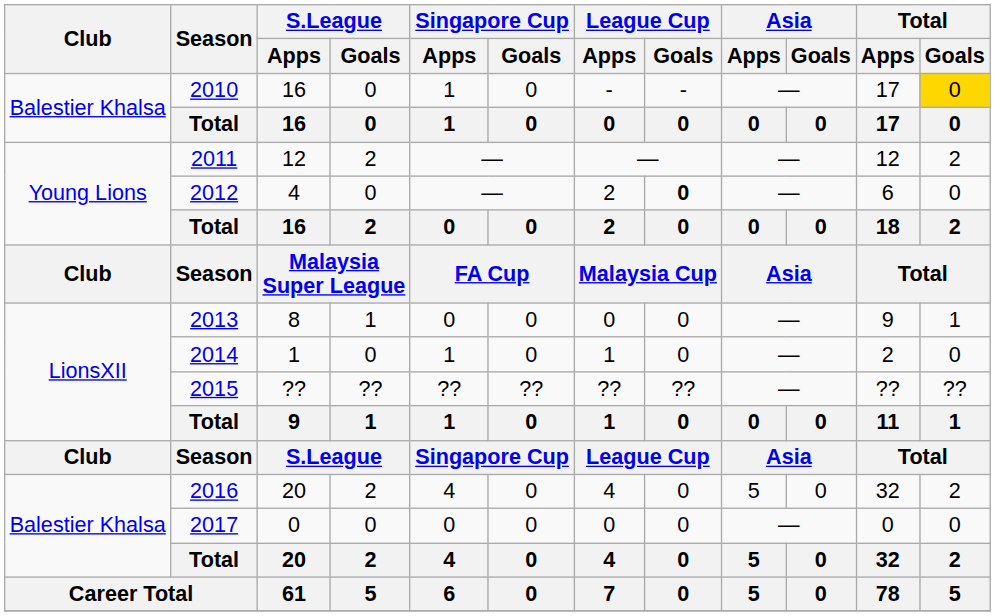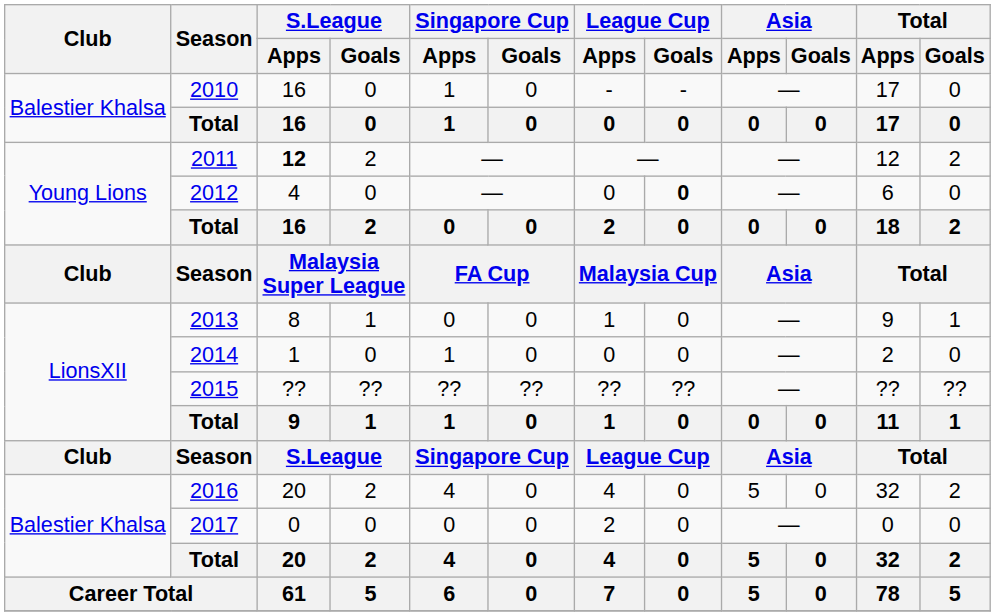(955, 90) gold background -> (955, 90) no background
(294, 158) normal -> (294, 158) bold
(609, 192) 2 -> (609, 192) 0
(609, 319) 0 -> (609, 319) 1
(609, 354) 1 -> (609, 354) 0
(609, 525) 0 -> (609, 525) 2
